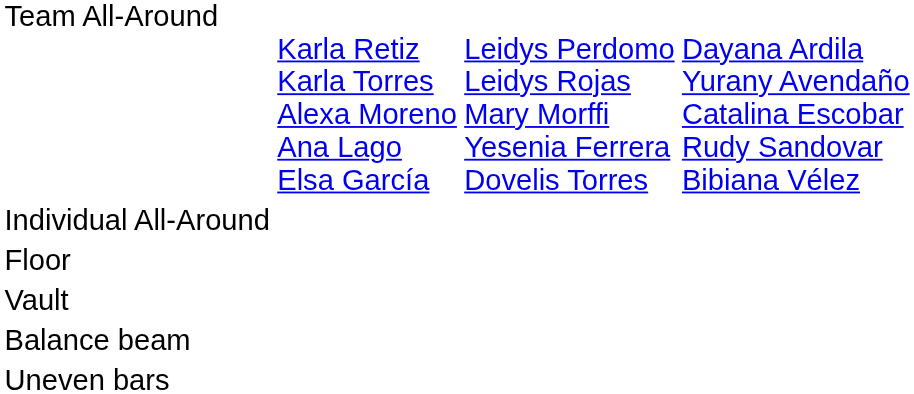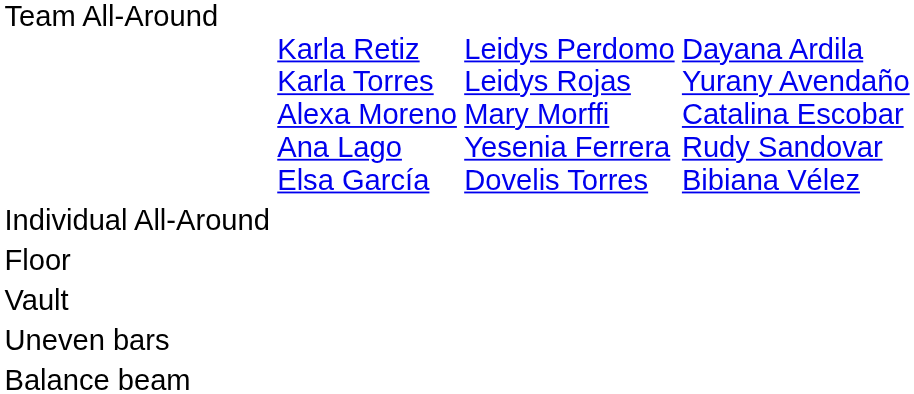rows swapped: (87, 380) <-> (98, 340)
